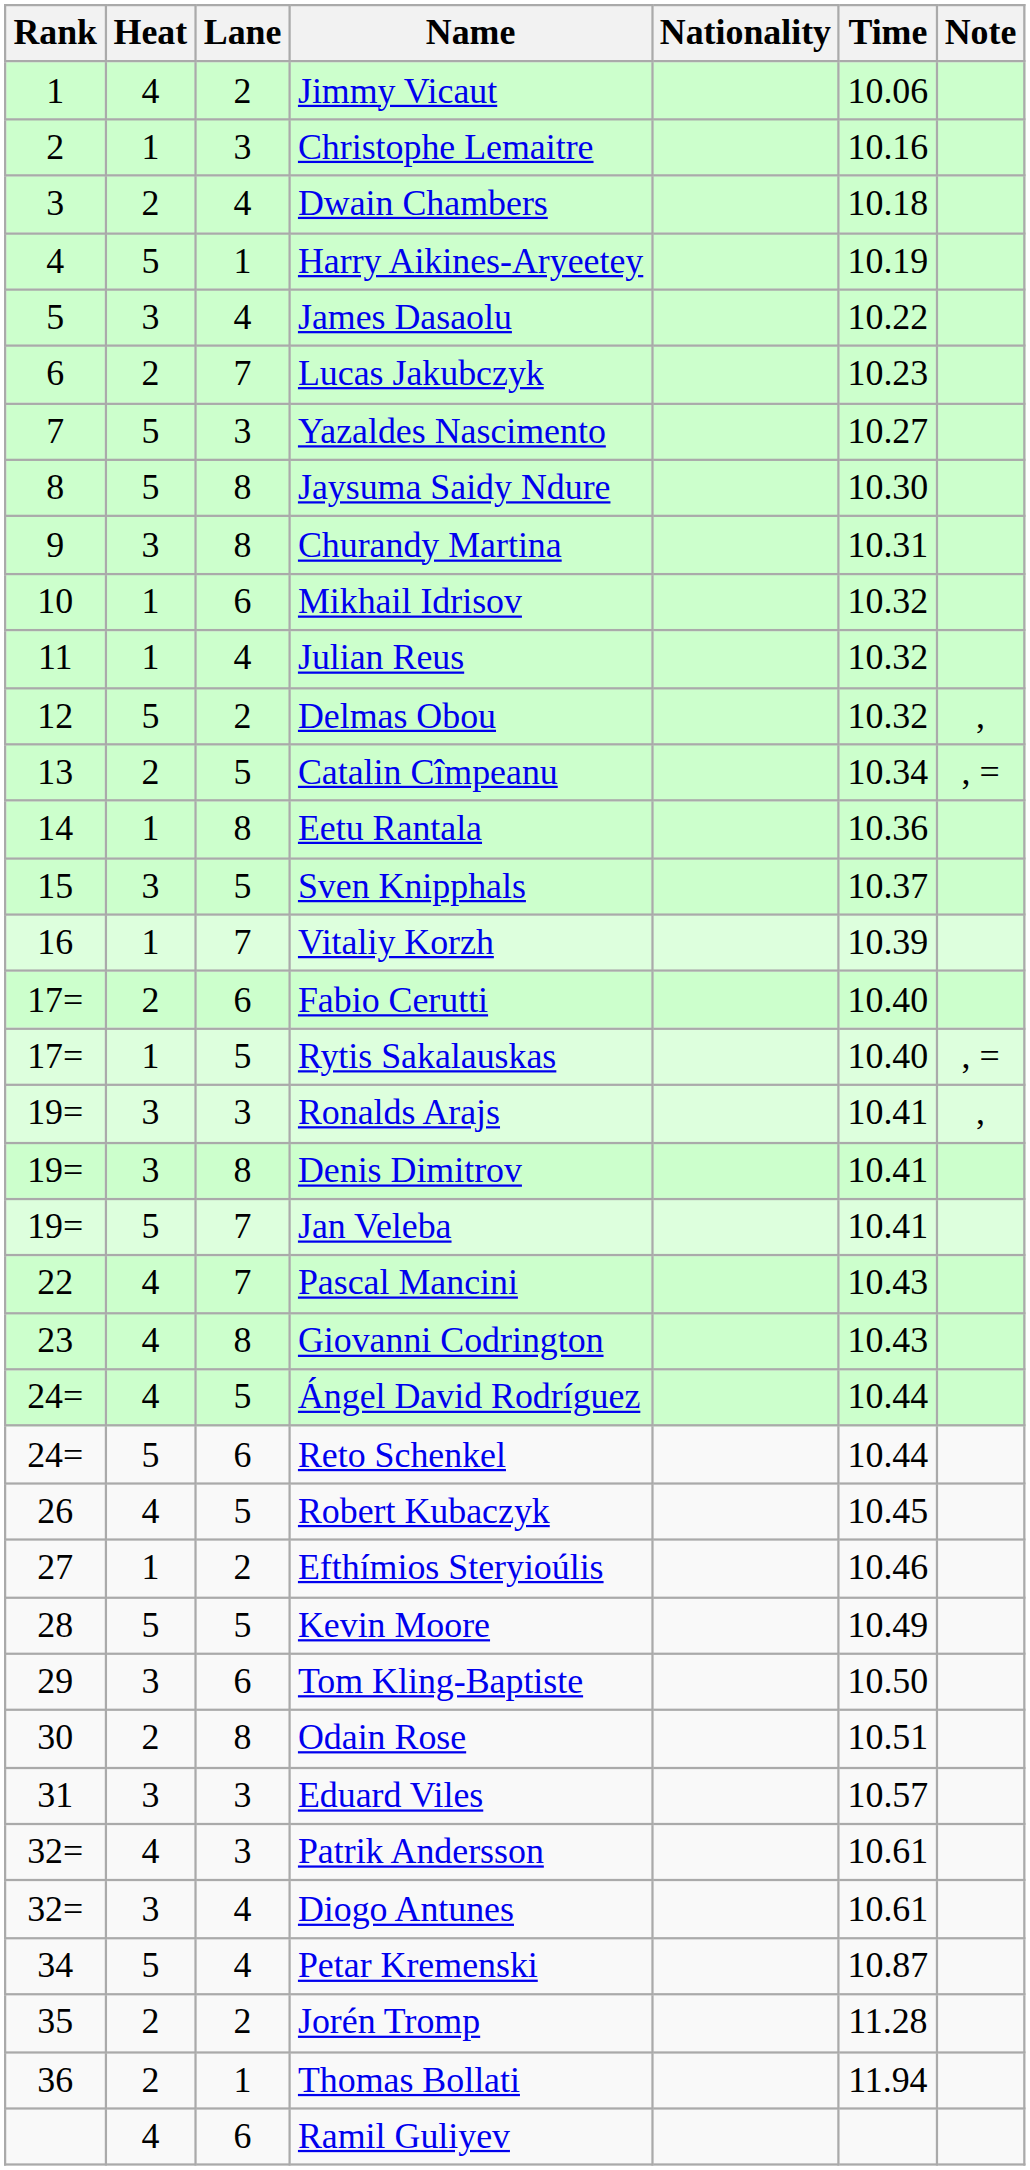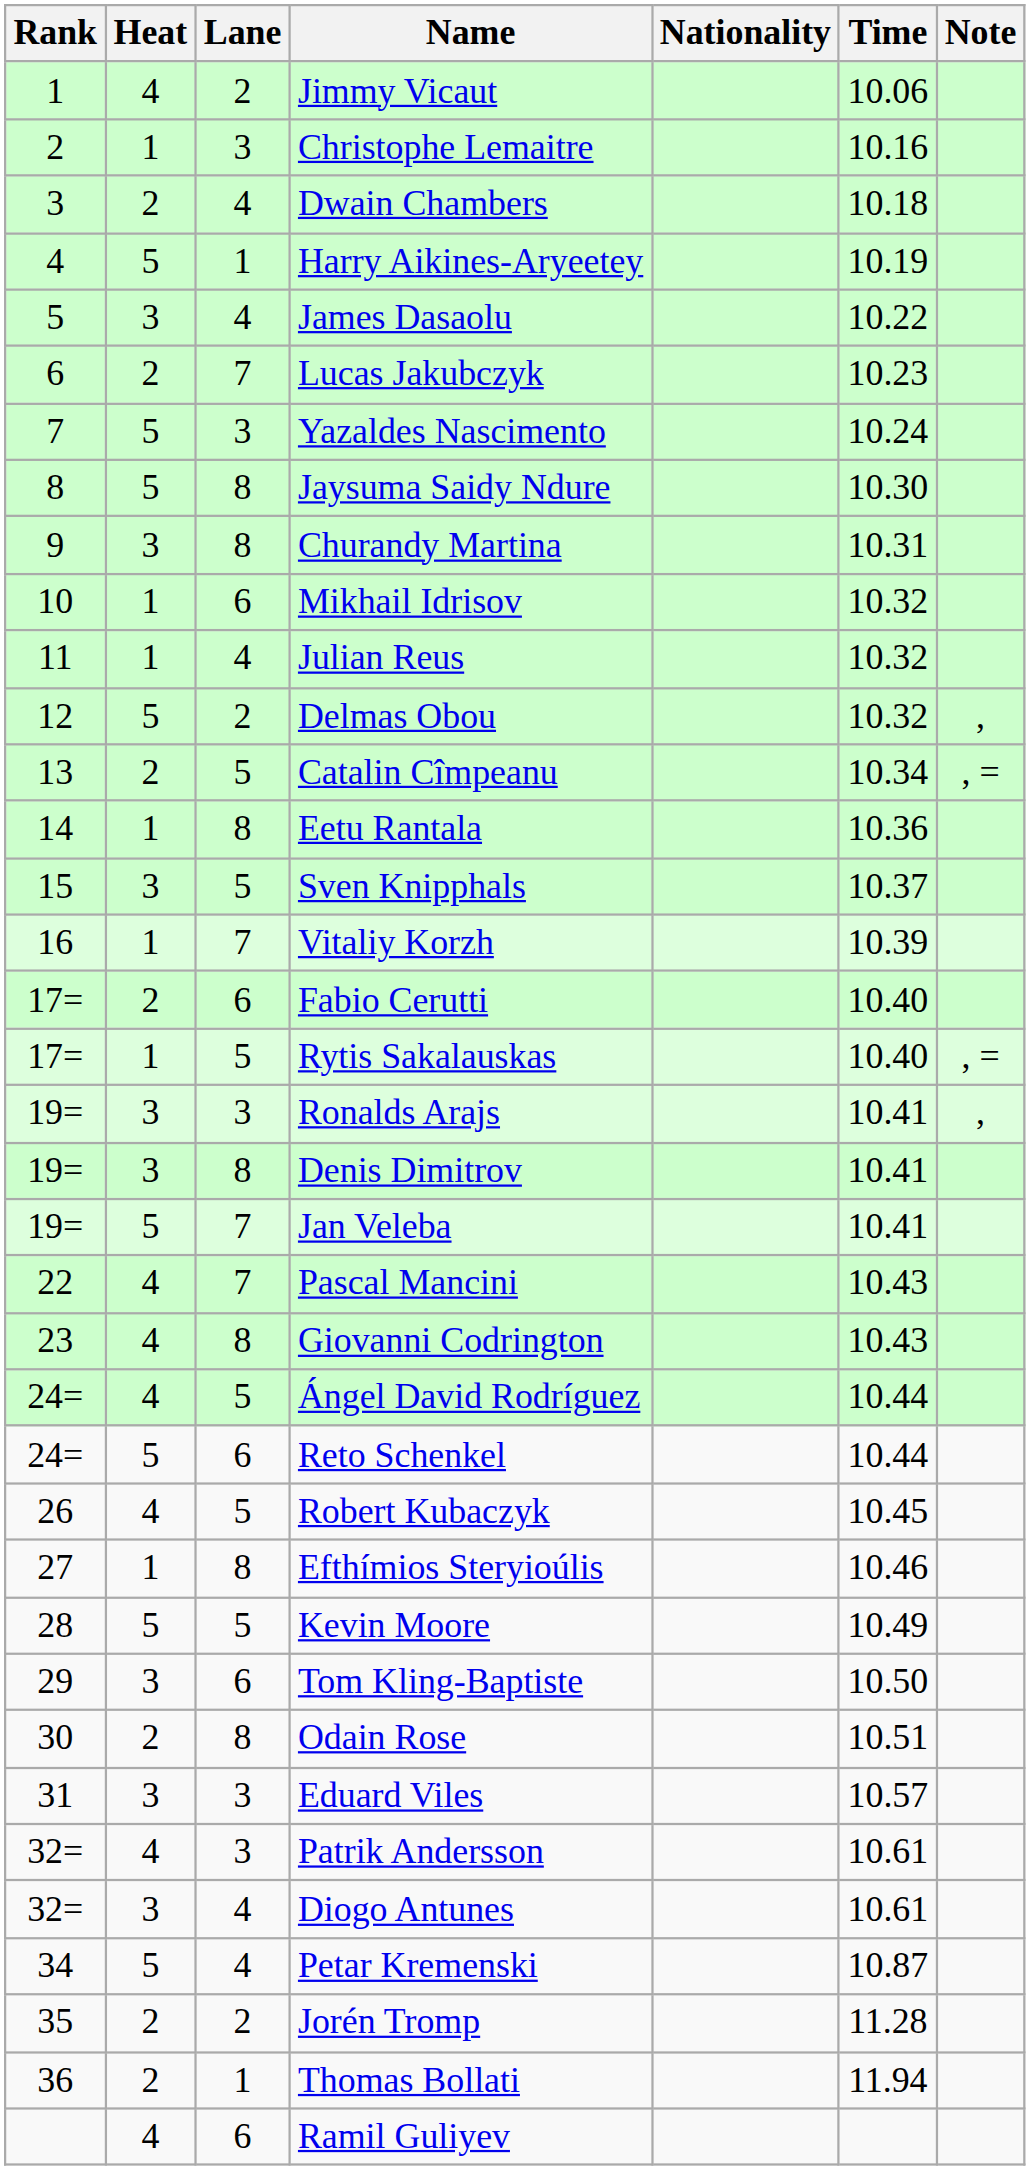(888, 430) 10.27 -> (888, 430) 10.24
(243, 1567) 2 -> (243, 1567) 8
